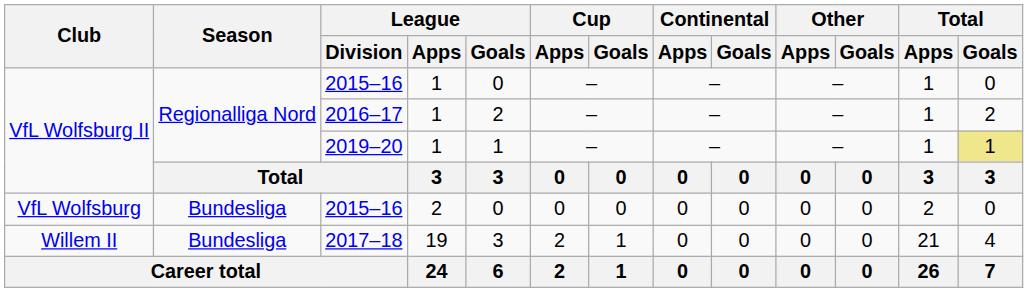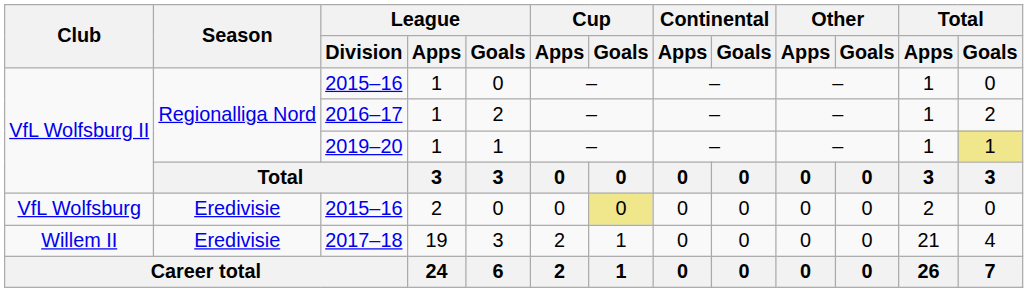(237, 209) Bundesliga -> (237, 209) Eredivisie
(621, 209) no background -> (621, 209) khaki background
(237, 240) Bundesliga -> (237, 240) Eredivisie
